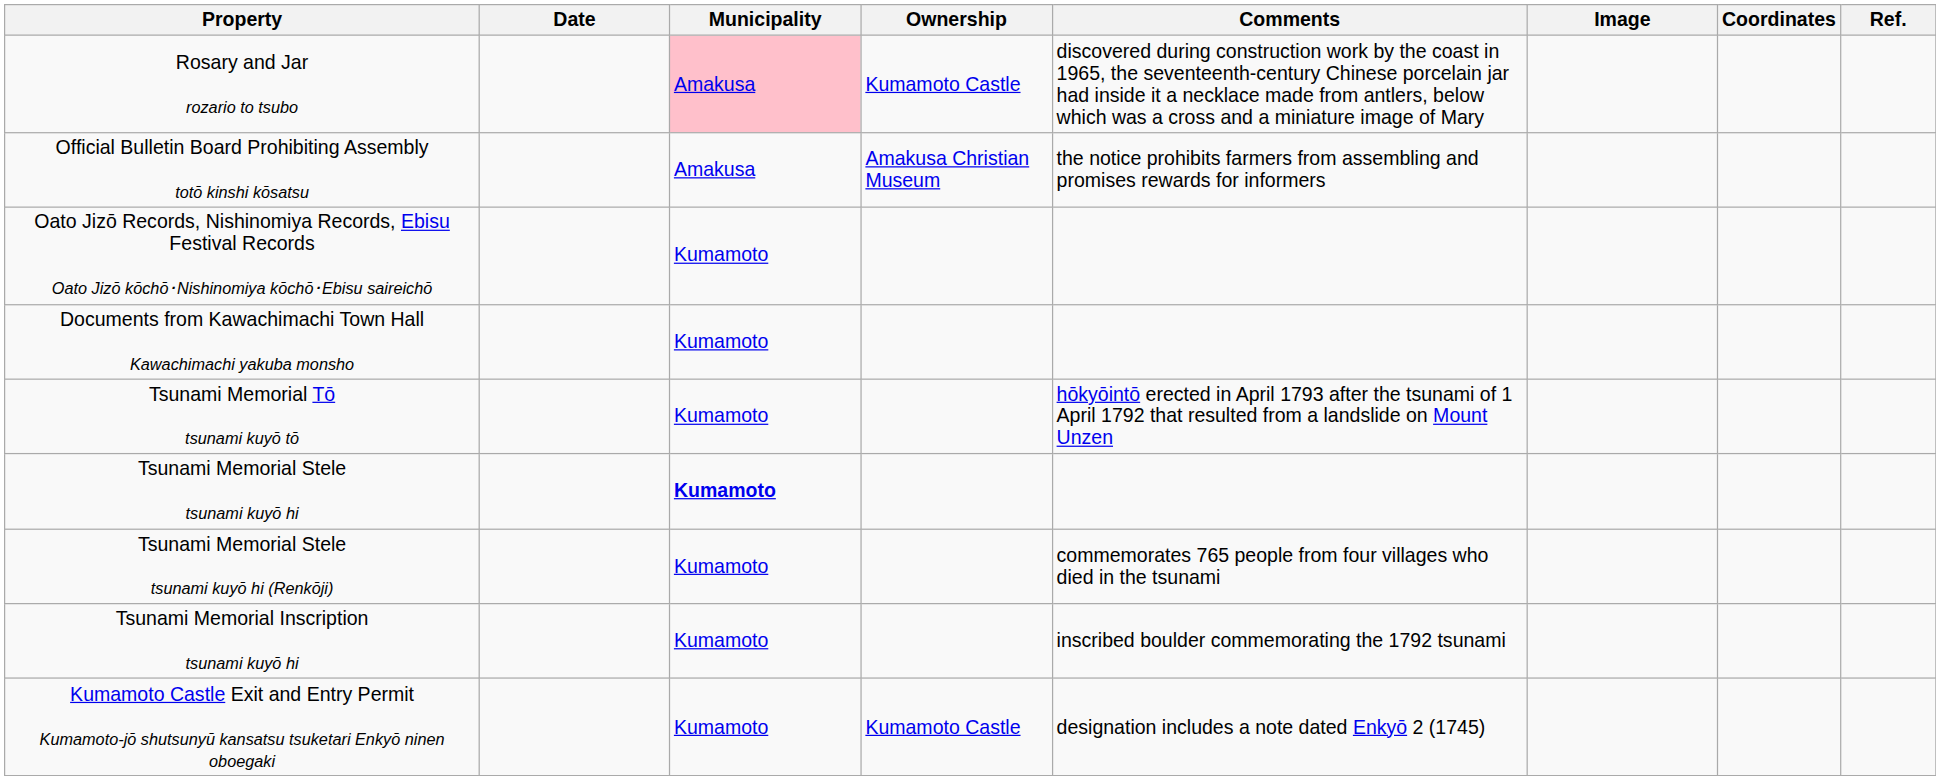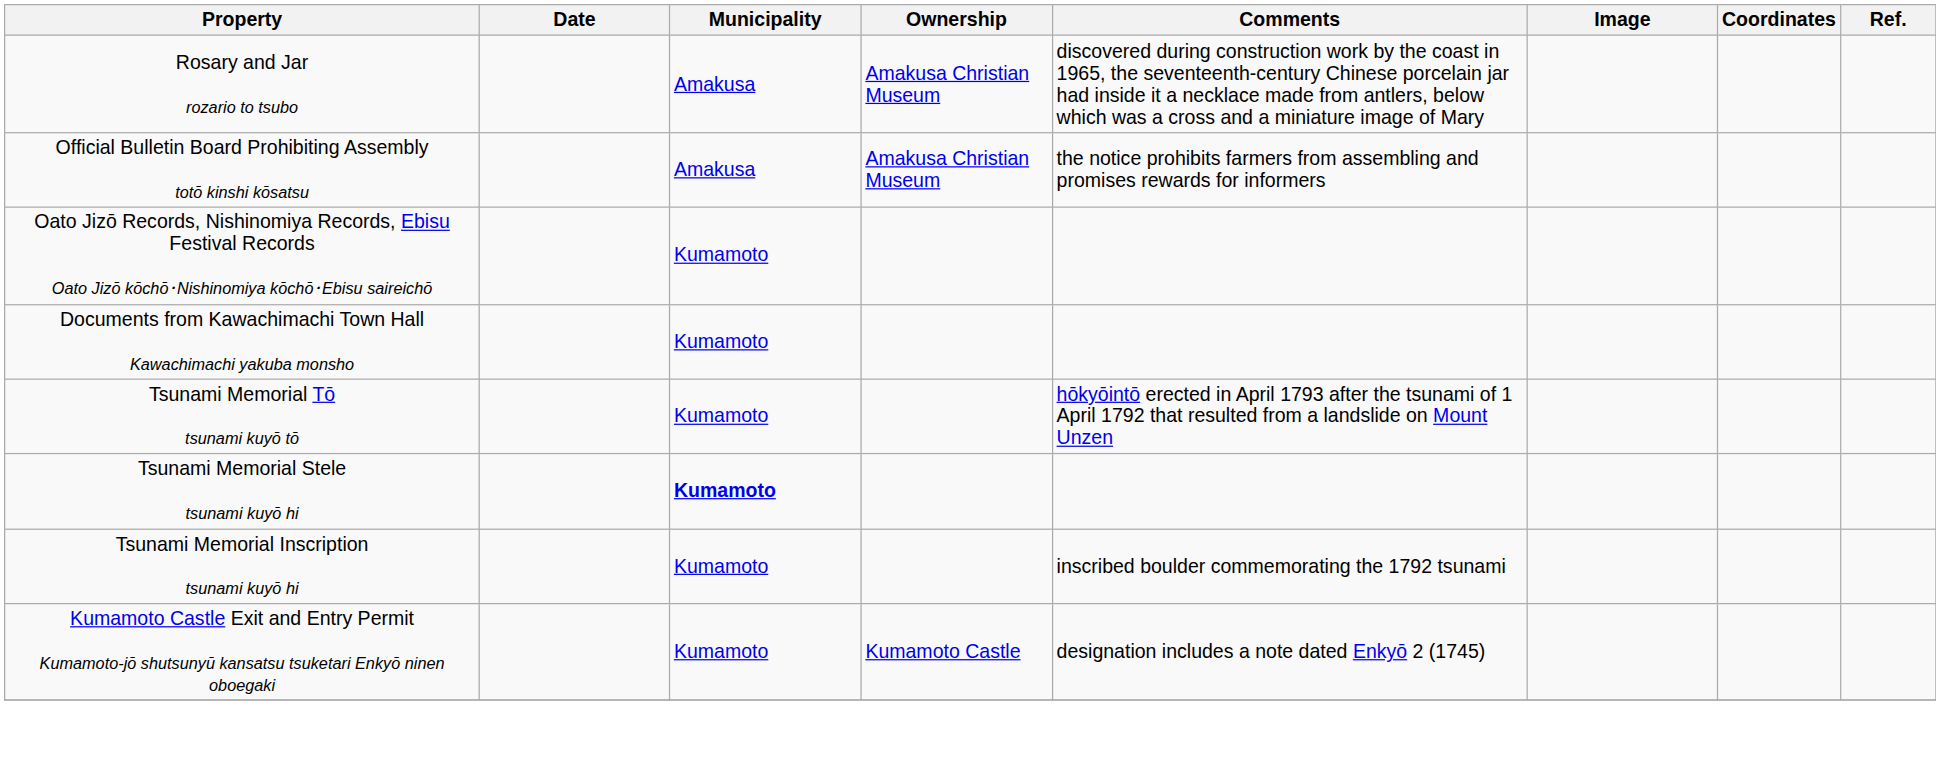(715, 83) pink background -> (715, 83) no background
(943, 83) Kumamoto Castle -> (947, 83) Amakusa Christian Museum
- row: (242, 566)
